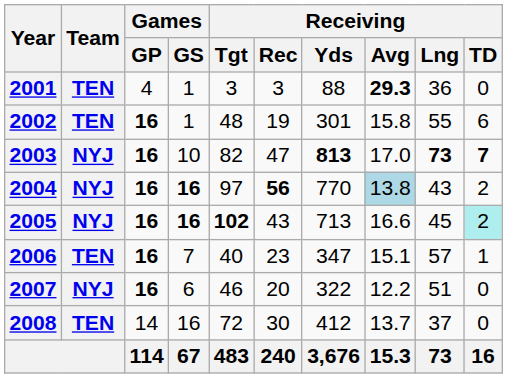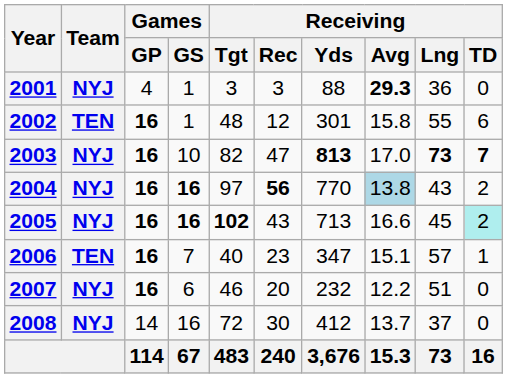(93, 88) TEN -> (93, 88) NYJ
(278, 121) 19 -> (278, 121) 12
(334, 289) 322 -> (334, 289) 232
(93, 322) TEN -> (93, 322) NYJ
